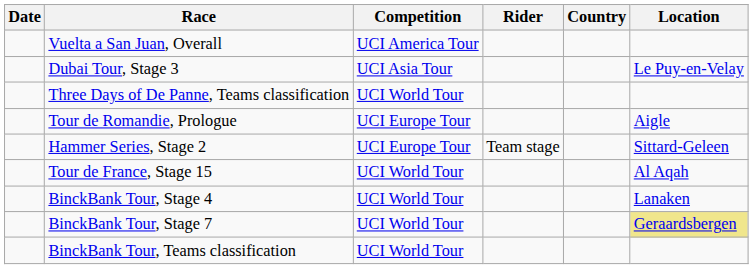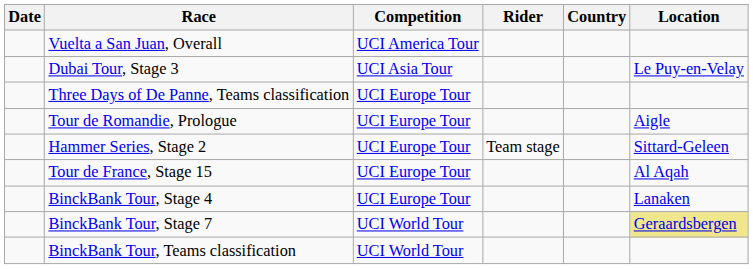(410, 95) UCI World Tour -> (414, 95) UCI Europe Tour
(410, 172) UCI World Tour -> (414, 172) UCI Europe Tour
(410, 198) UCI World Tour -> (414, 198) UCI Europe Tour
